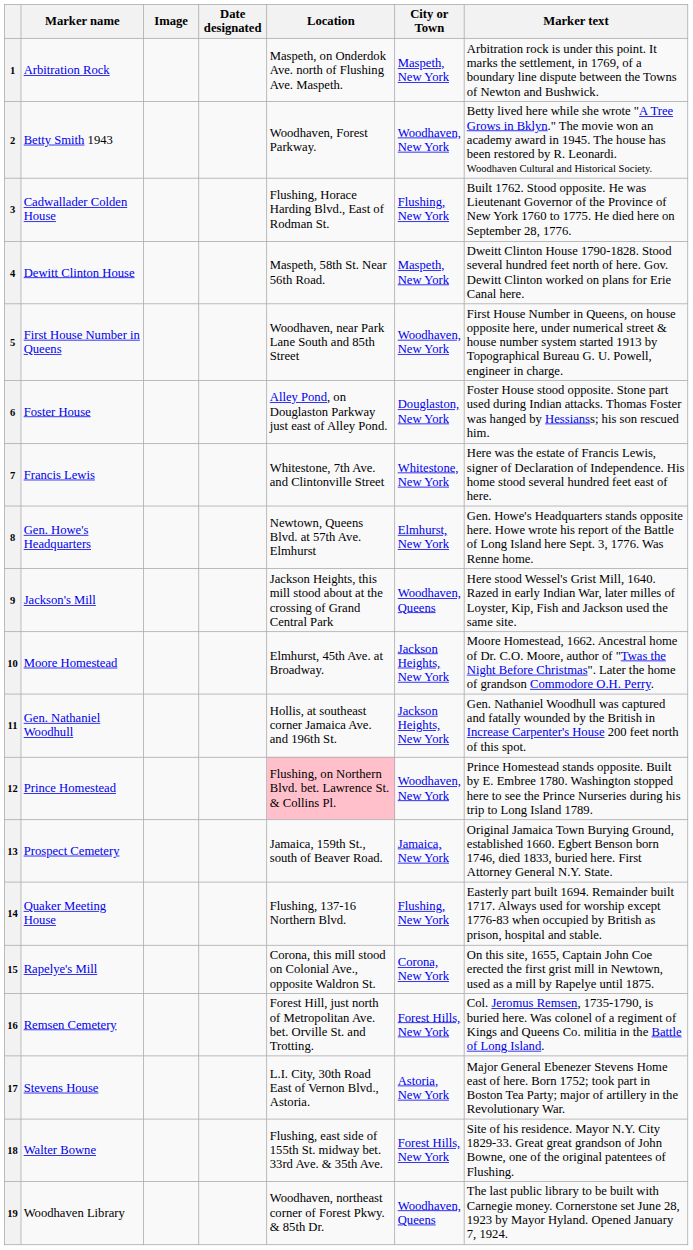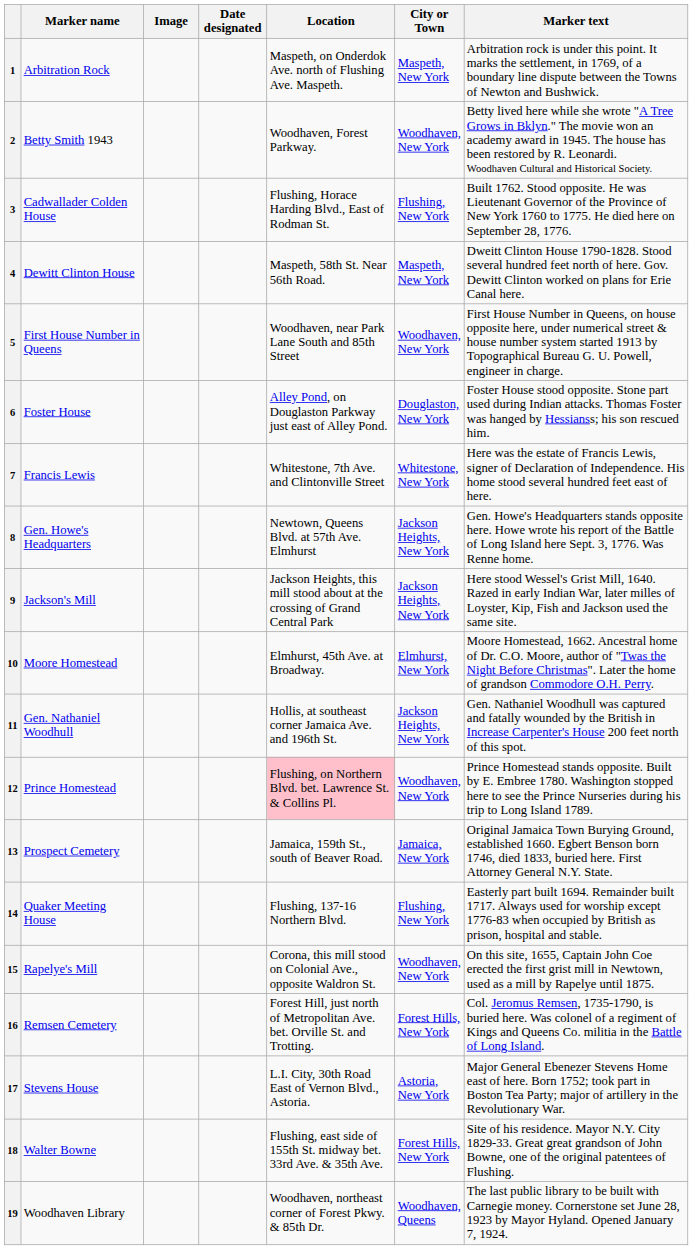(423, 537) Elmhurst, New York -> (423, 537) Jackson Heights, New York
(429, 600) Woodhaven, Queens -> (423, 600) Jackson Heights, New York
(423, 662) Jackson Heights, New York -> (423, 662) Elmhurst, New York
(423, 969) Corona, New York -> (429, 969) Woodhaven, New York
